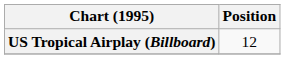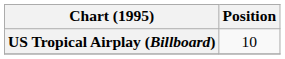(249, 41) 12 -> (249, 41) 10
